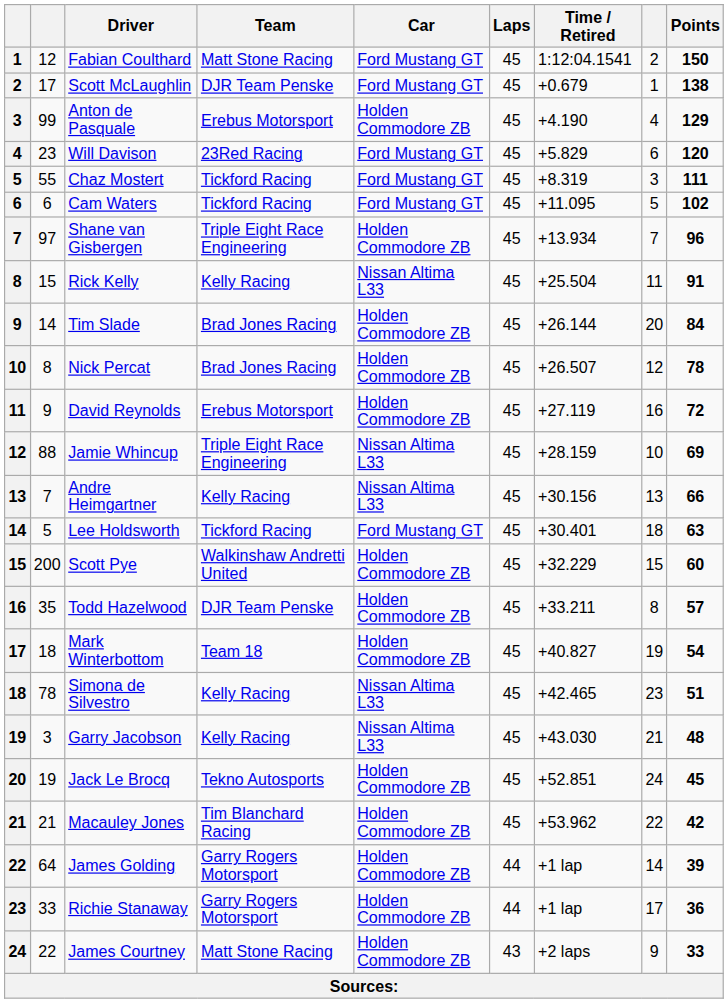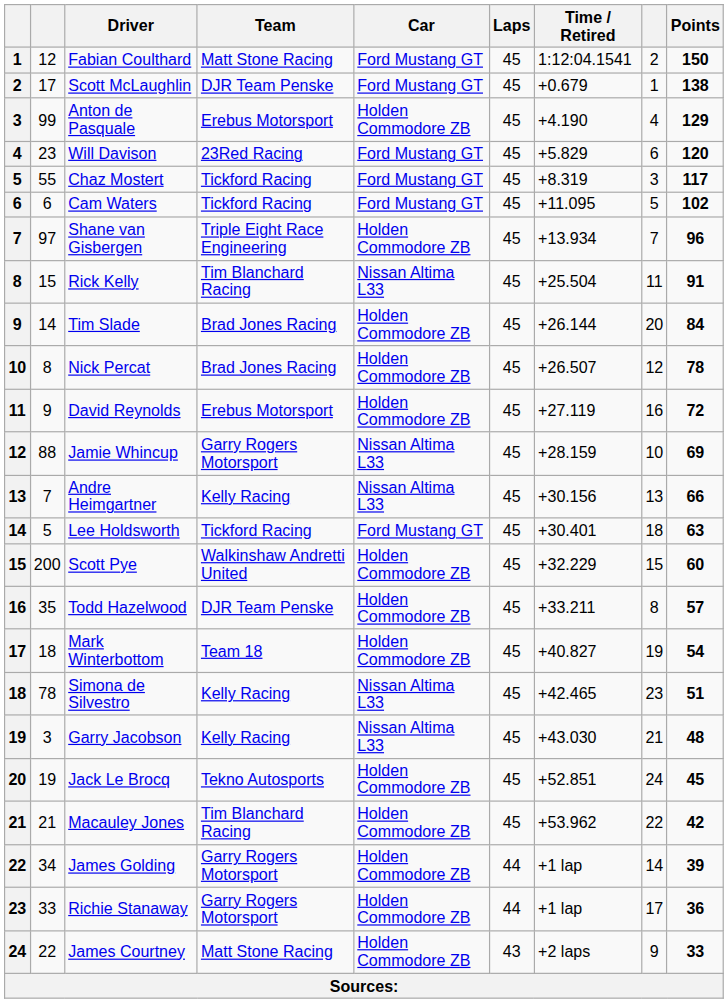(695, 179) 111 -> (695, 179) 117
(246, 281) Kelly Racing -> (252, 281) Tim Blanchard Racing
(262, 453) Triple Eight Race Engineering -> (249, 453) Garry Rogers Motorsport
(47, 865) 64 -> (47, 865) 34
